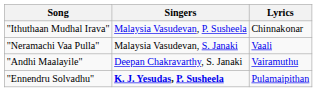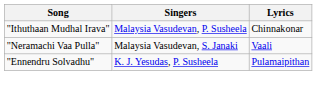- row: (45, 62)
(169, 79) bold -> (166, 62) normal
